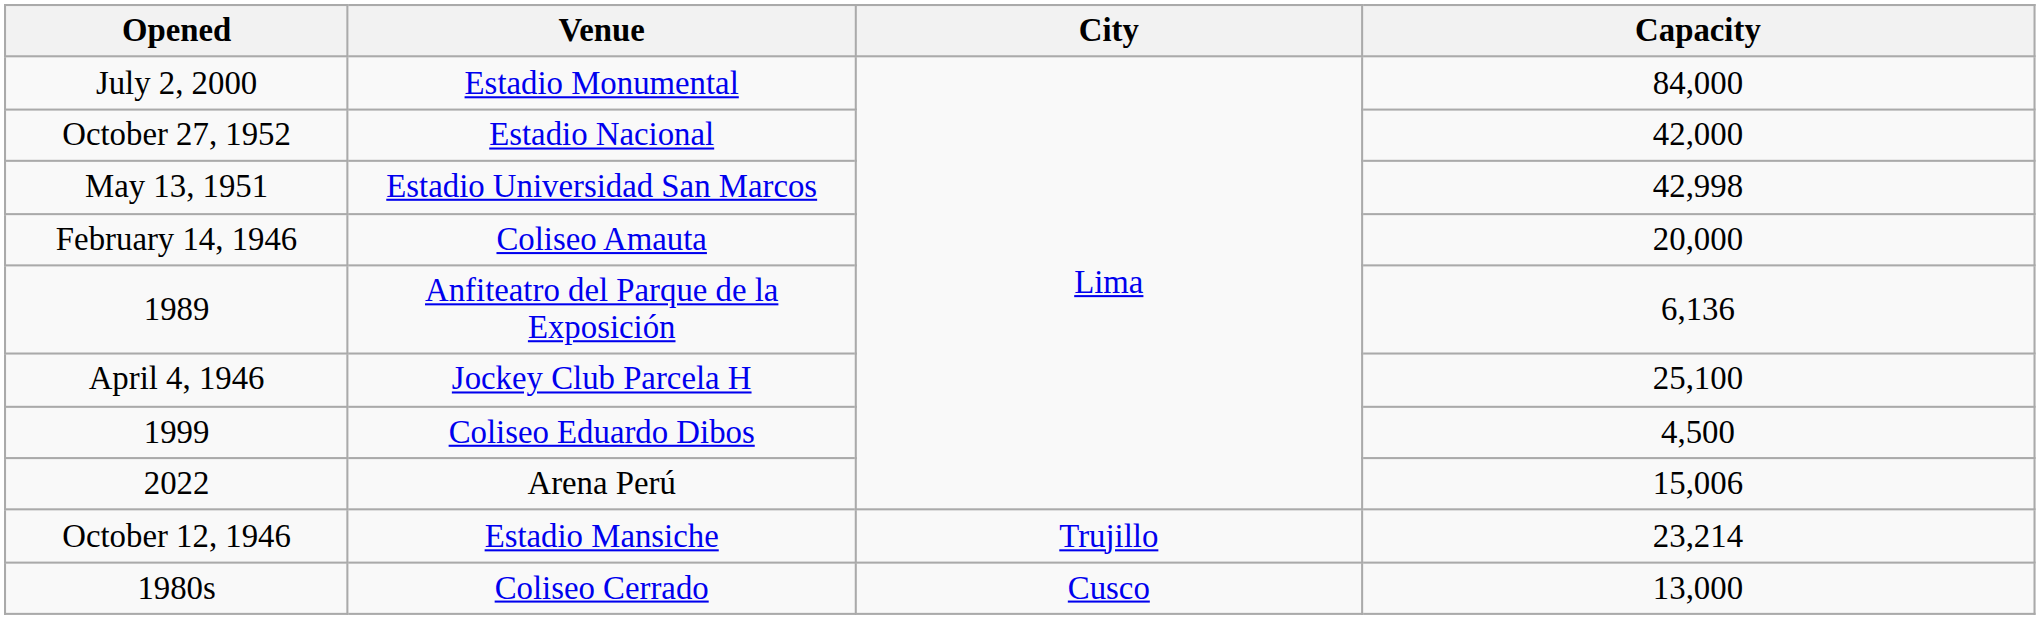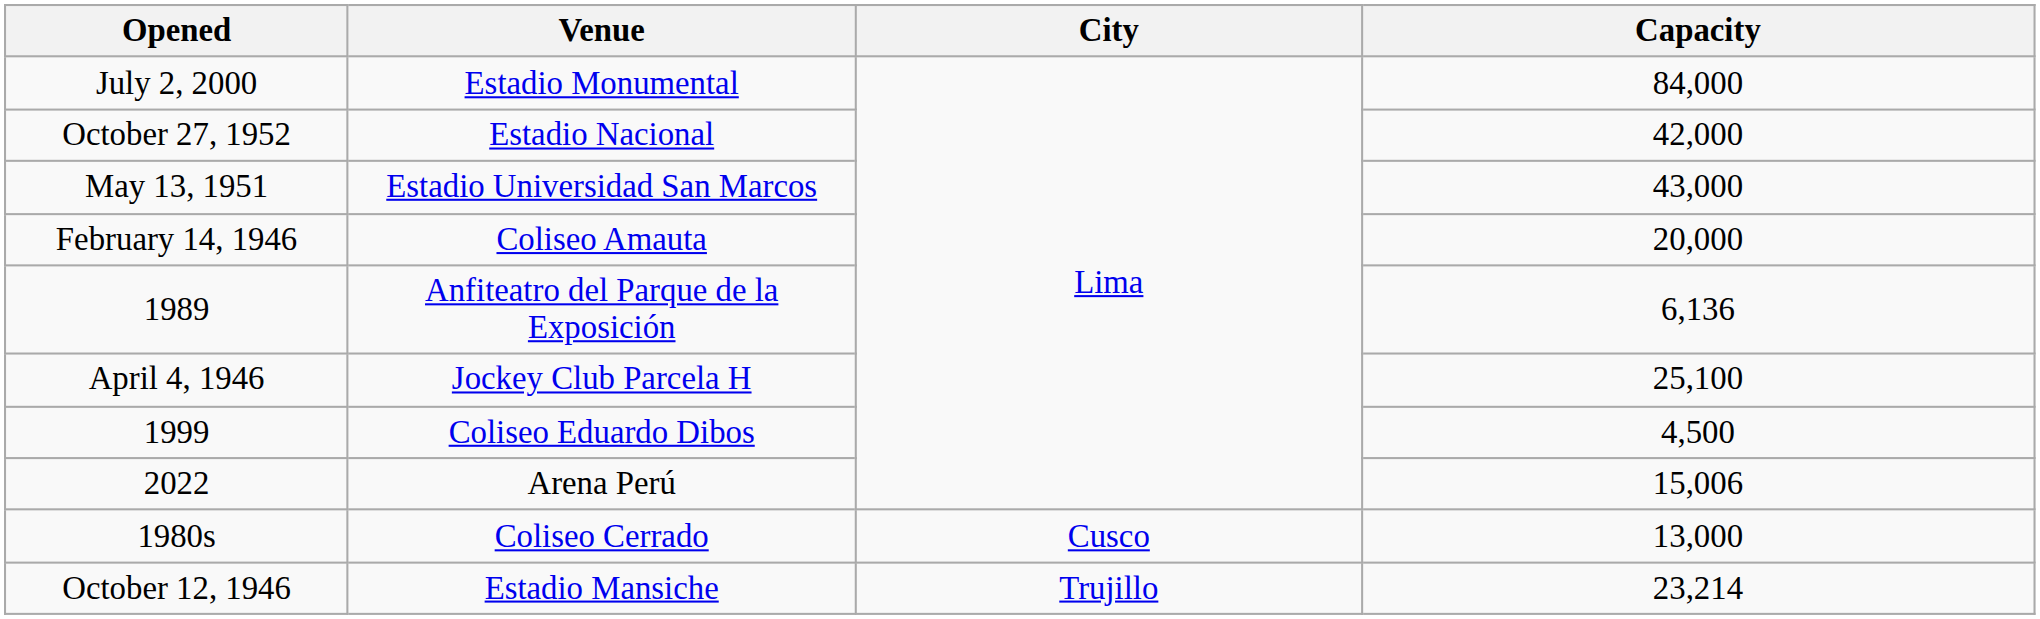(1698, 186) 42,998 -> (1698, 186) 43,000
rows swapped: (177, 587) <-> (177, 535)
